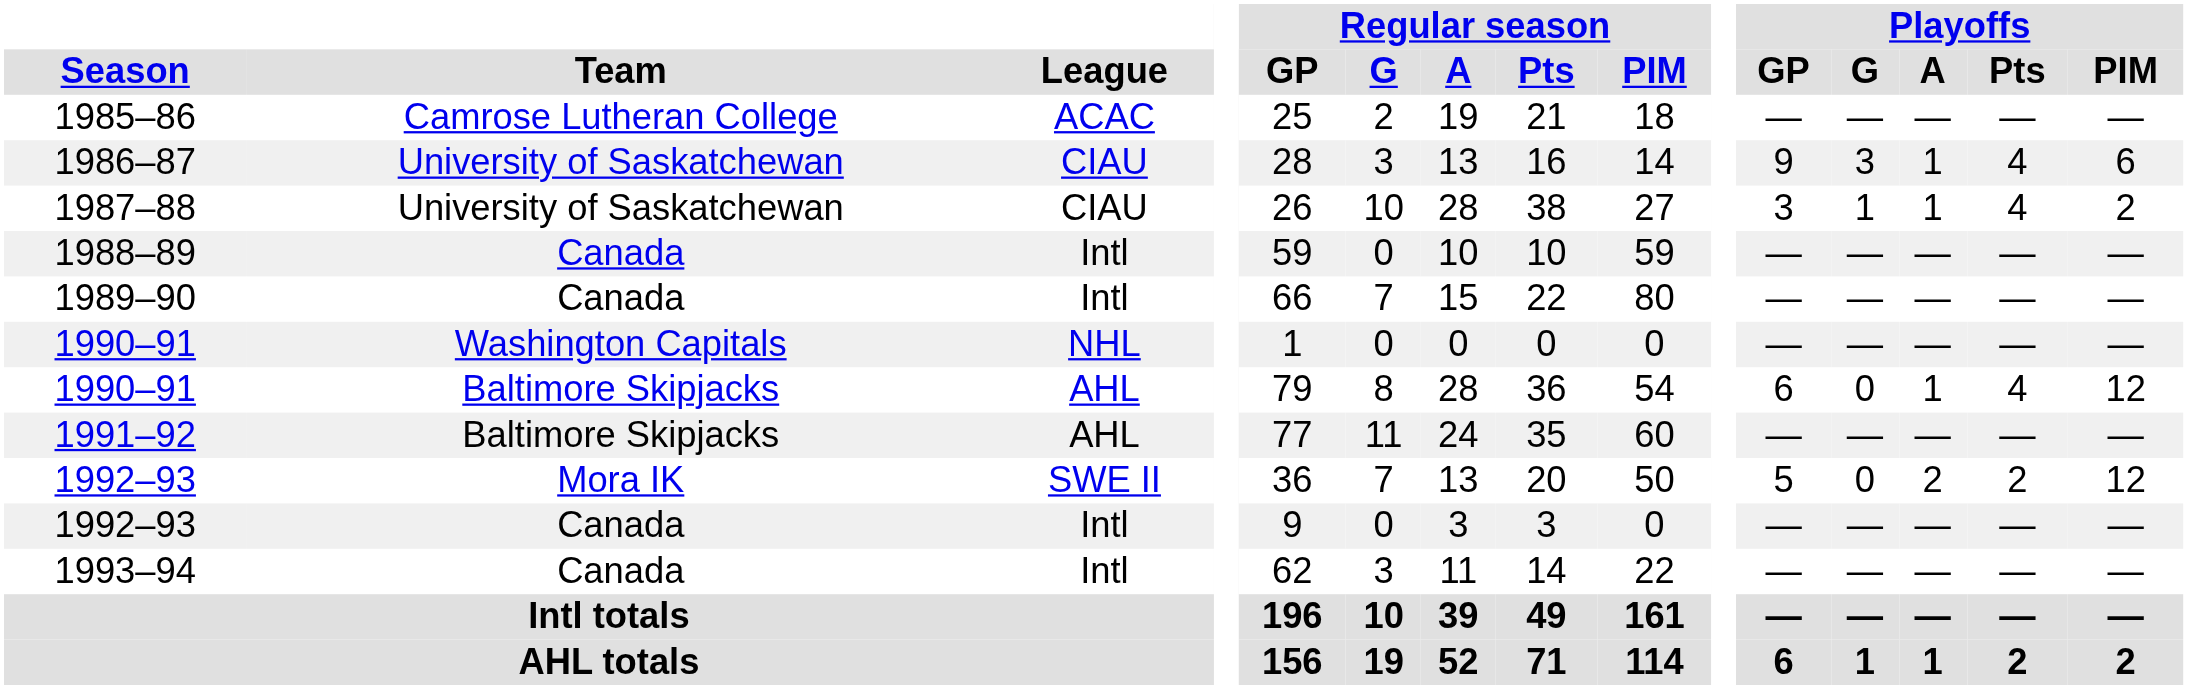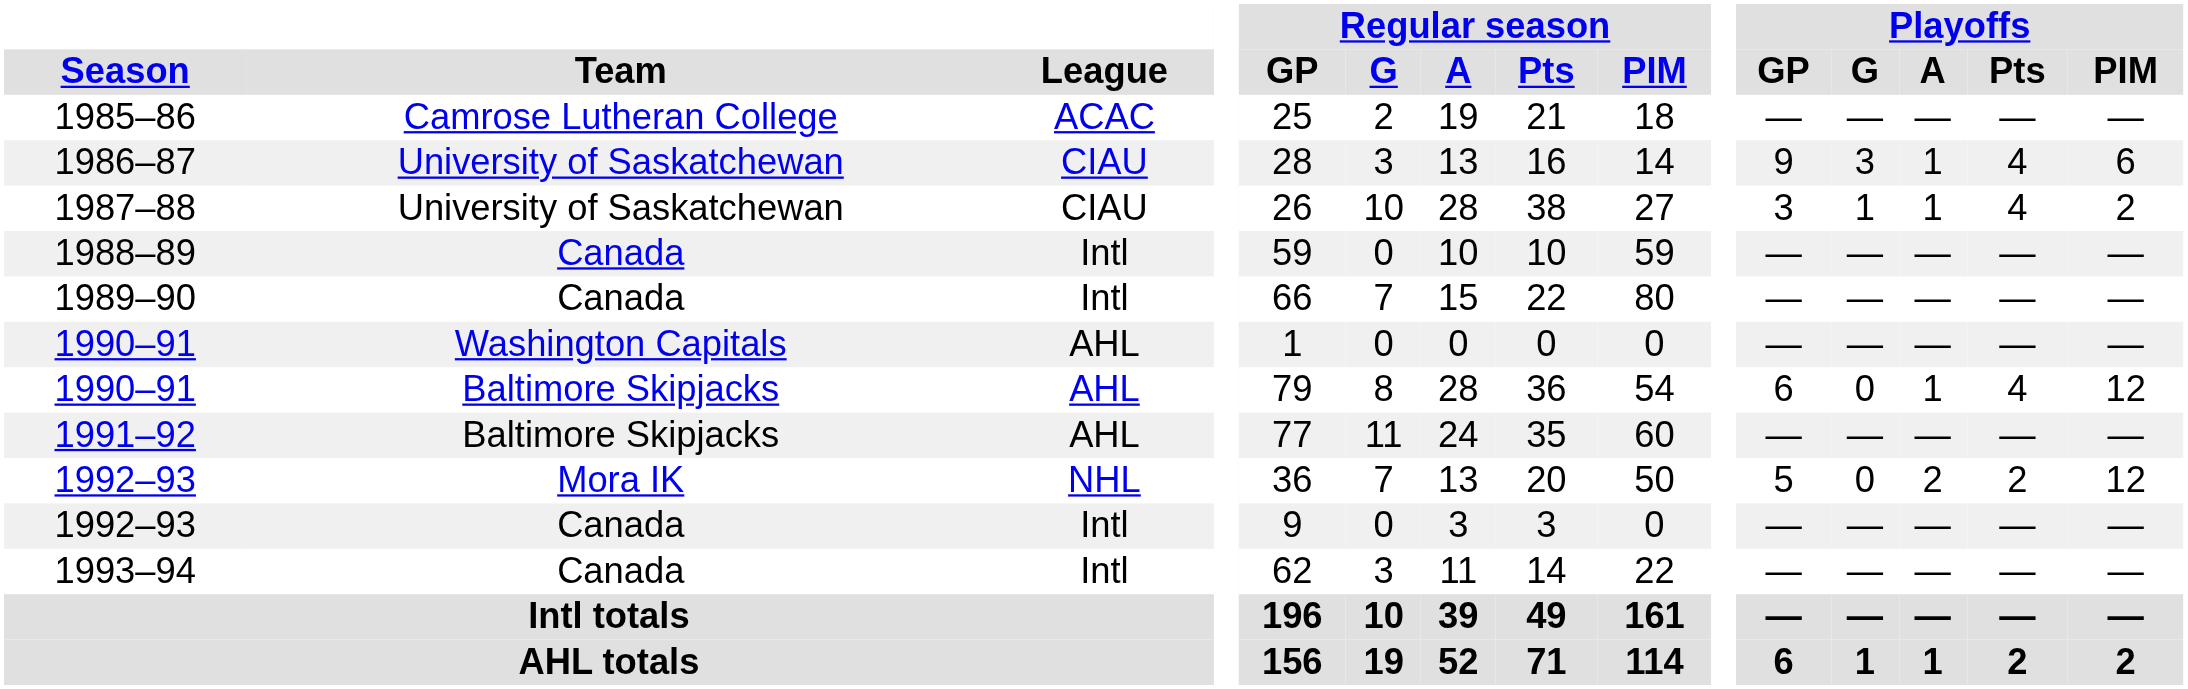(1104, 343) NHL -> (1104, 343) AHL
(1104, 480) SWE II -> (1104, 480) NHL
